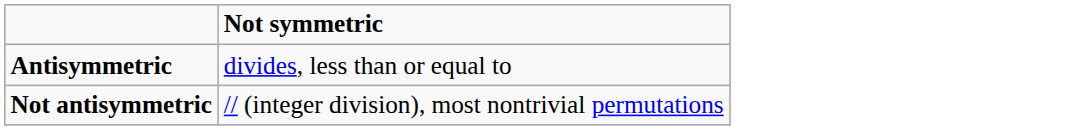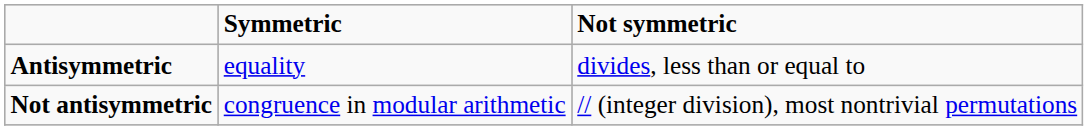+ column: (283, 24)
